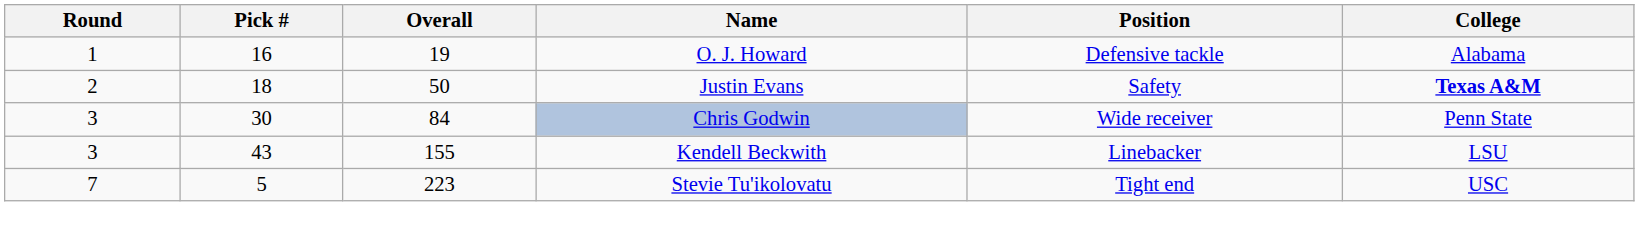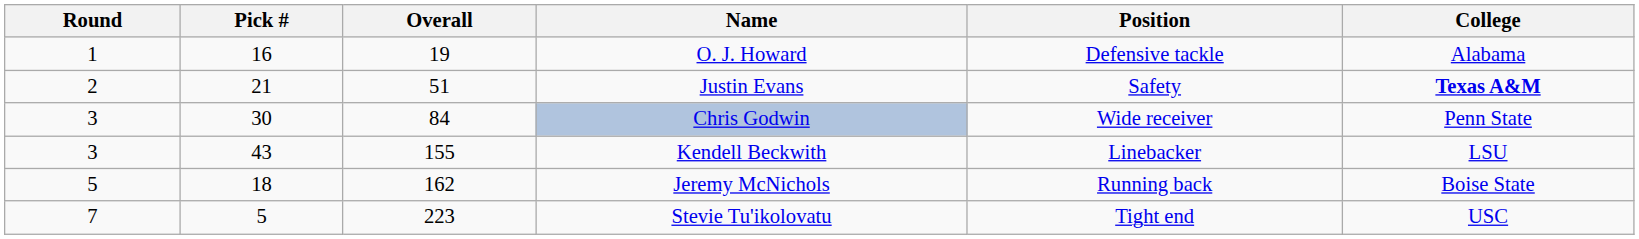(262, 86) 18 -> (262, 86) 21
(439, 86) 50 -> (439, 86) 51
+ row: (752, 184)
